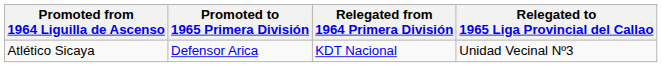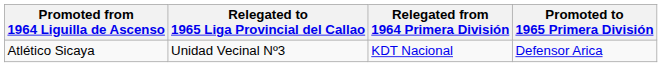columns swapped: (240, 22) <-> (556, 22)
